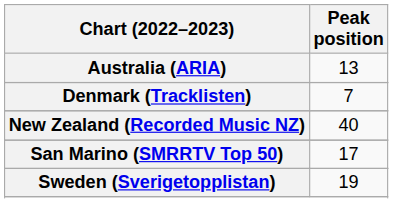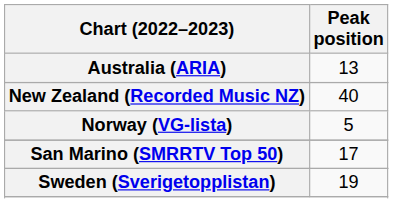- row: (157, 96)
+ row: (157, 125)
